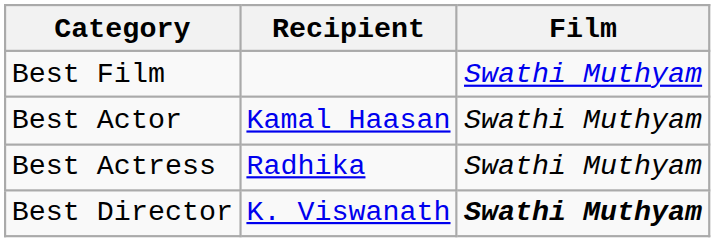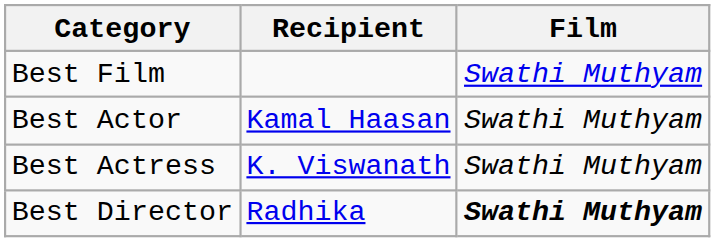(306, 167) Radhika -> (348, 167) K. Viswanath
(348, 213) K. Viswanath -> (306, 213) Radhika
